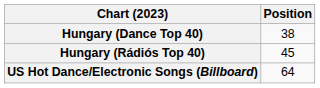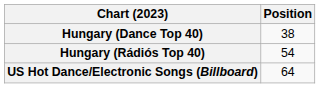(288, 53) 45 -> (288, 53) 54
